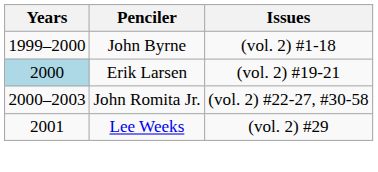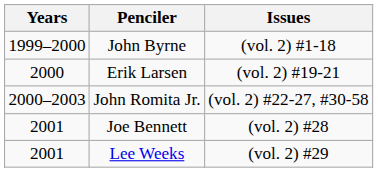(47, 72) lightblue background -> (47, 72) no background
+ row: (147, 126)
